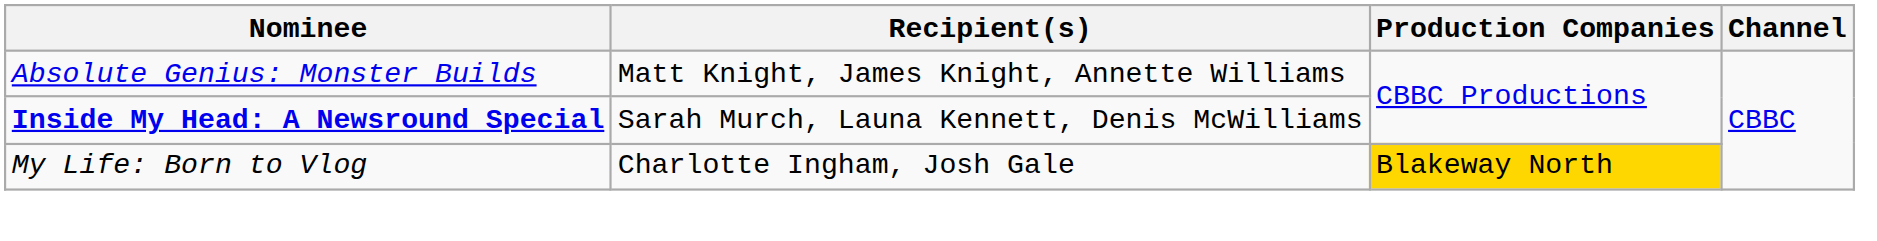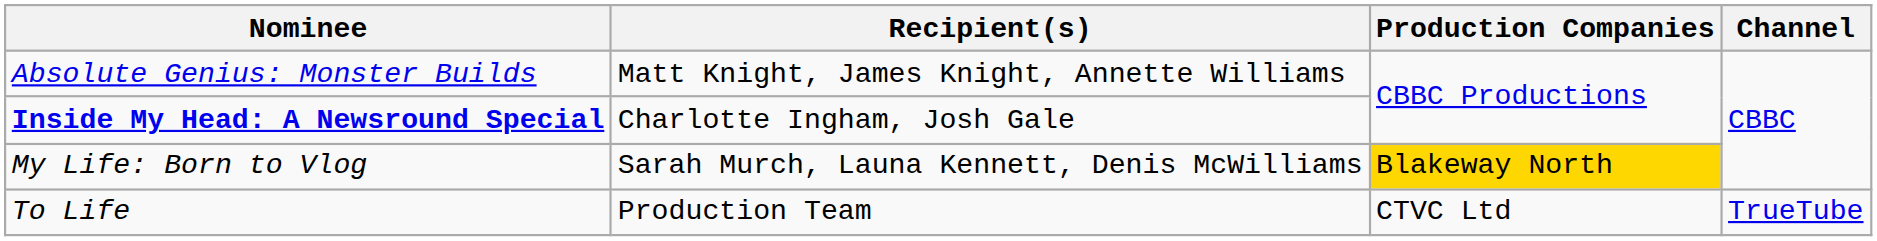(990, 120) Sarah Murch, Launa Kennett, Denis McWilliams -> (846, 120) Charlotte Ingham, Josh Gale
(846, 166) Charlotte Ingham, Josh Gale -> (990, 166) Sarah Murch, Launa Kennett, Denis McWilliams
+ row: (71, 212)
